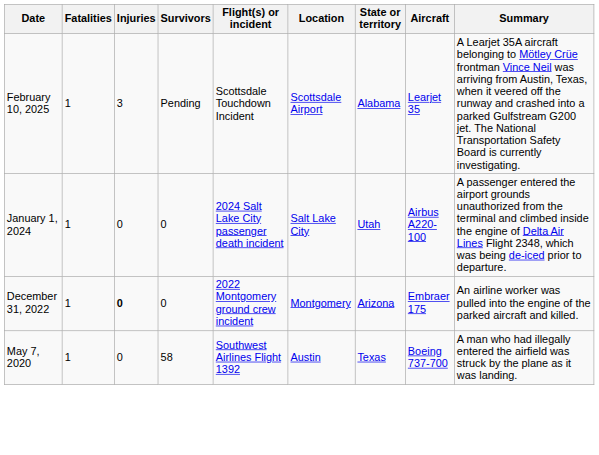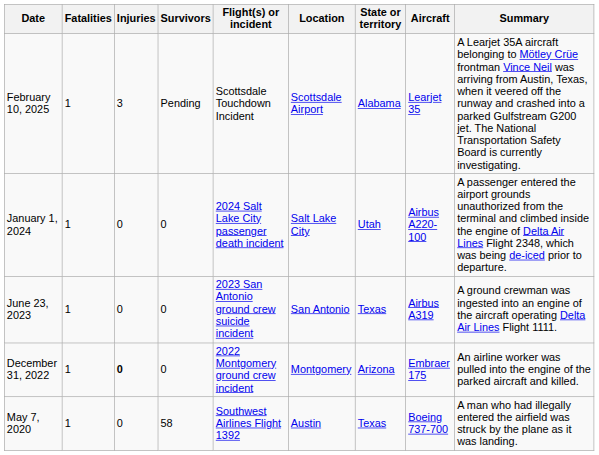+ row: (28, 309)
